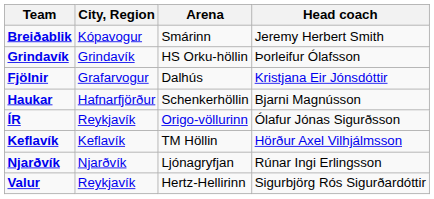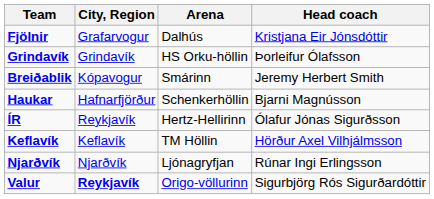rows swapped: (40, 36) <-> (28, 78)
(205, 120) Origo-völlurinn -> (203, 120) Hertz-Hellirinn
(107, 183) normal -> (108, 183) bold
(203, 183) Hertz-Hellirinn -> (205, 183) Origo-völlurinn
